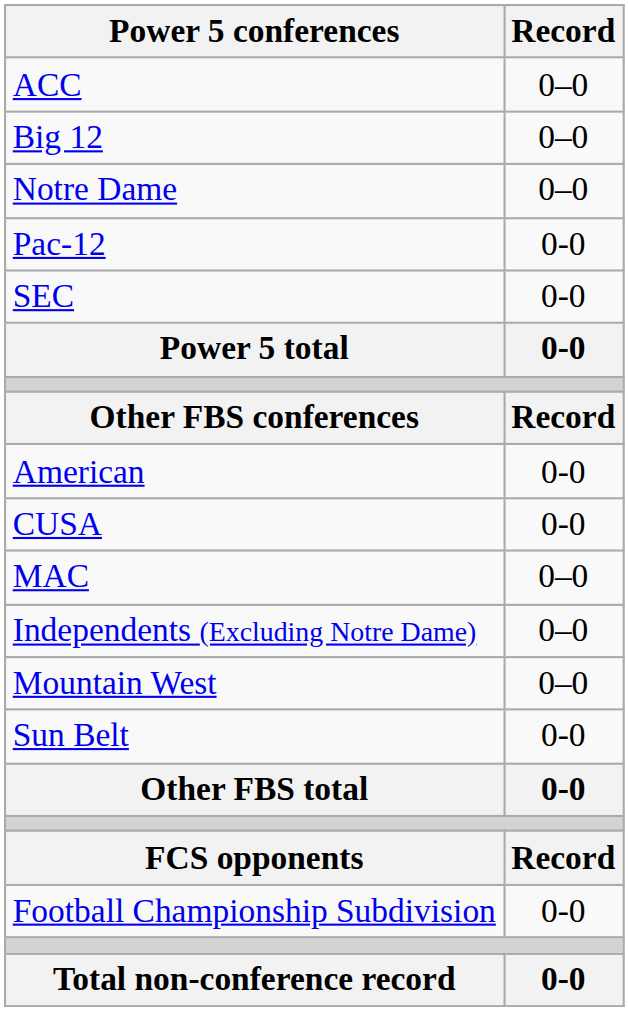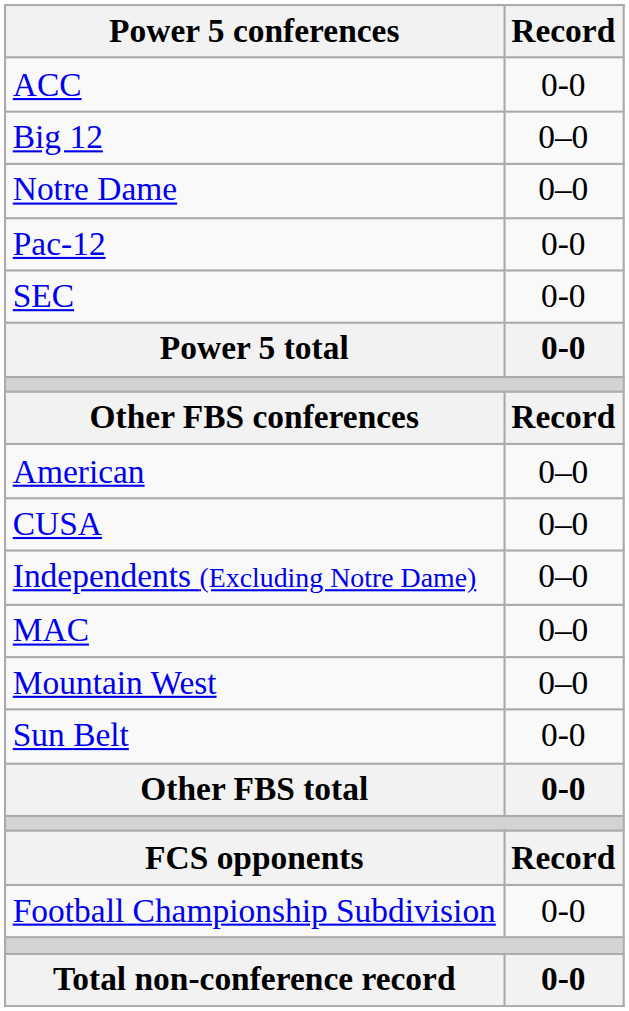(563, 84) 0–0 -> (563, 84) 0-0
(563, 470) 0-0 -> (563, 470) 0–0
(563, 523) 0-0 -> (563, 523) 0–0
rows swapped: (245, 629) <-> (51, 576)
